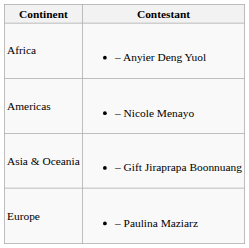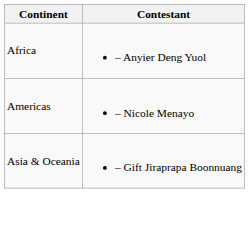- row: (23, 216)
